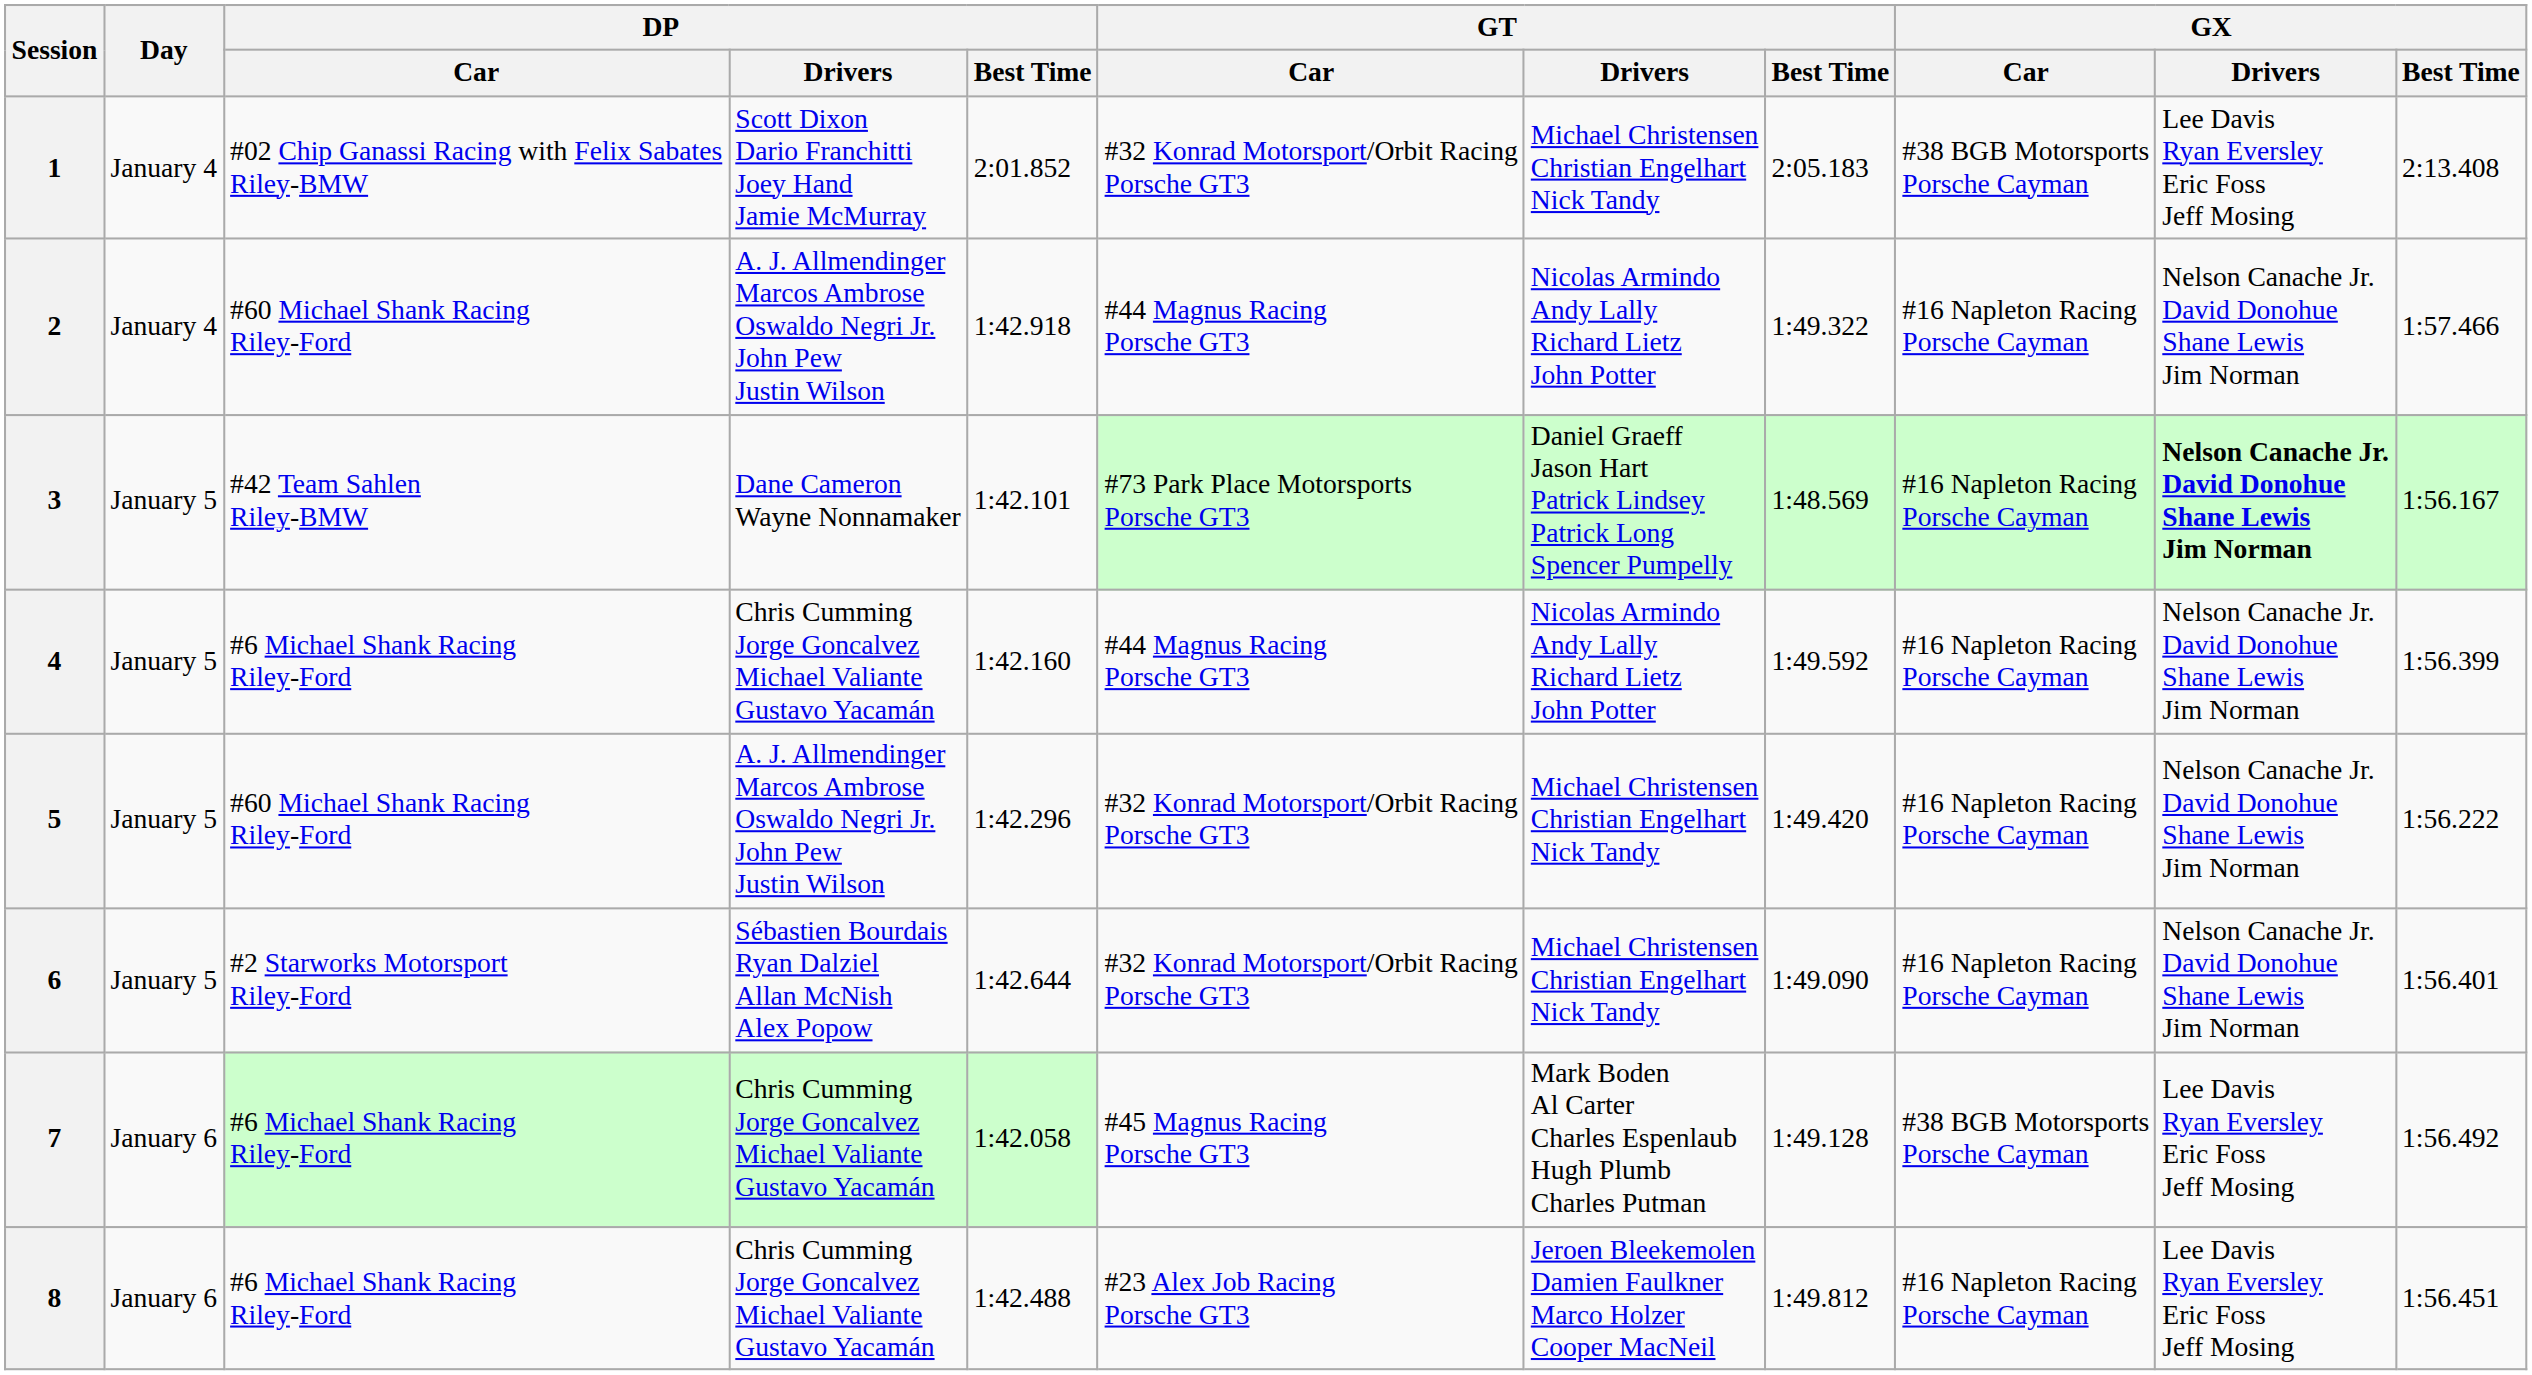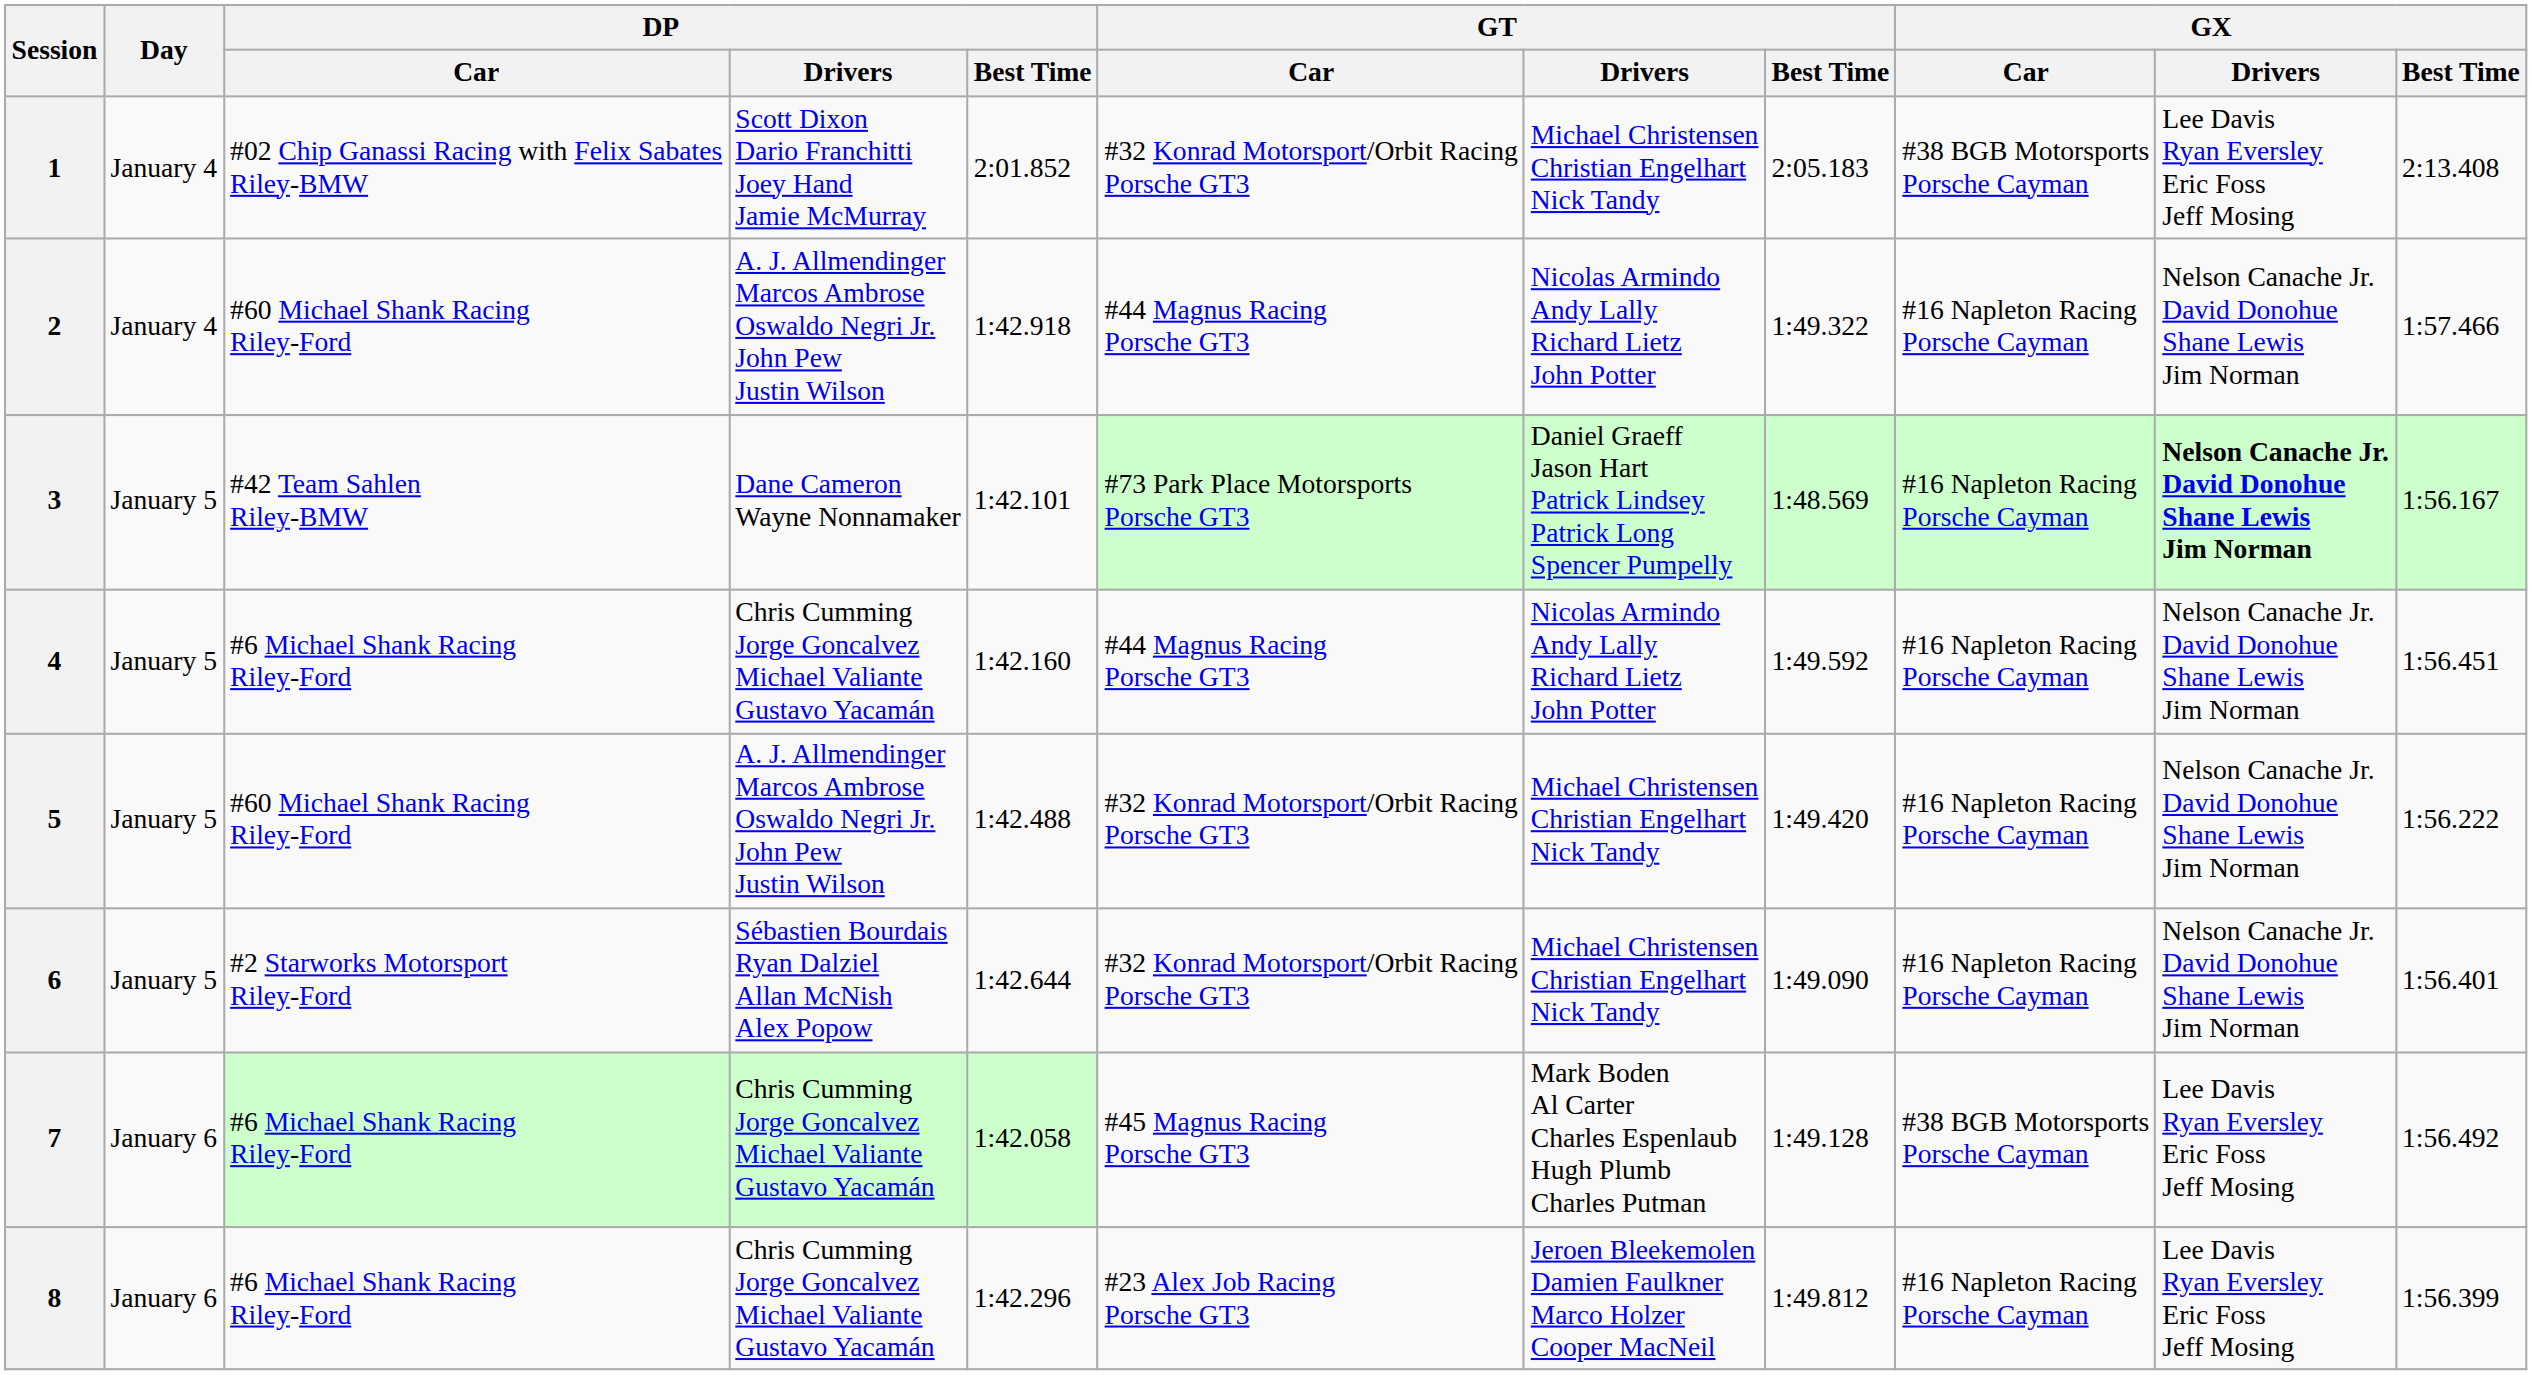(2451, 660) 1:56.399 -> (2451, 660) 1:56.451
(1022, 819) 1:42.296 -> (1022, 819) 1:42.488
(1022, 1297) 1:42.488 -> (1022, 1297) 1:42.296
(2451, 1297) 1:56.451 -> (2451, 1297) 1:56.399
